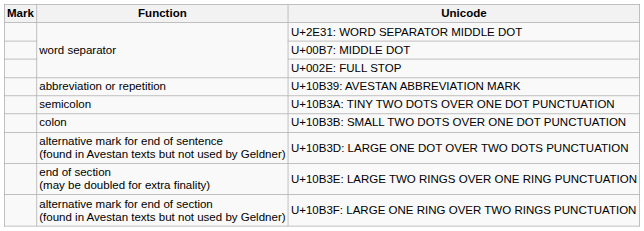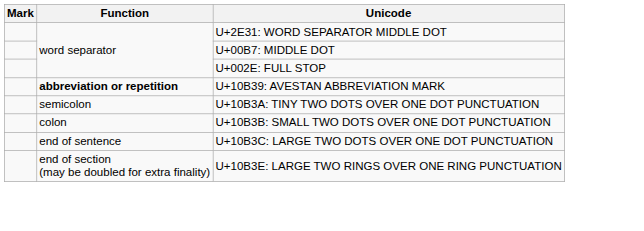(103, 86) normal -> (109, 86) bold
+ row: (384, 141)
- row: (460, 148)
- row: (464, 210)
